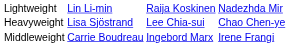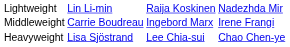rows swapped: (34, 37) <-> (34, 23)
